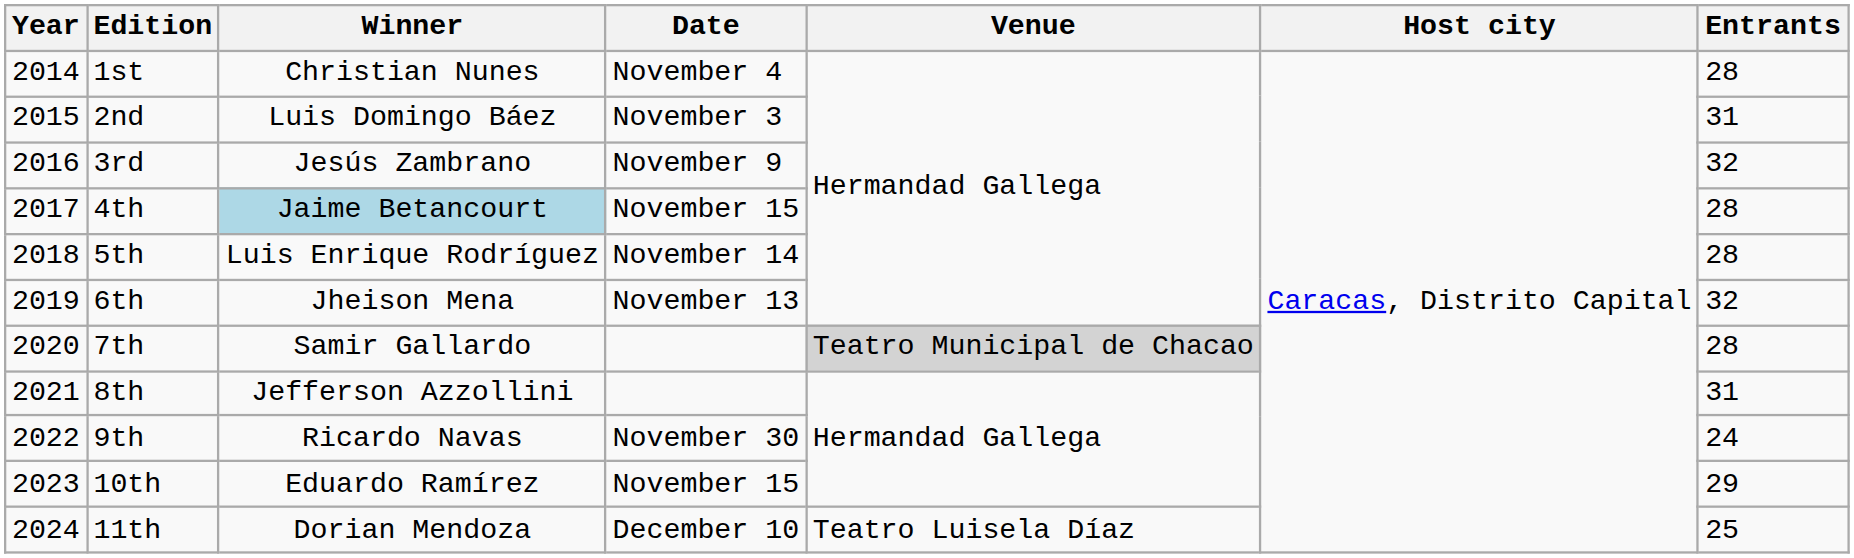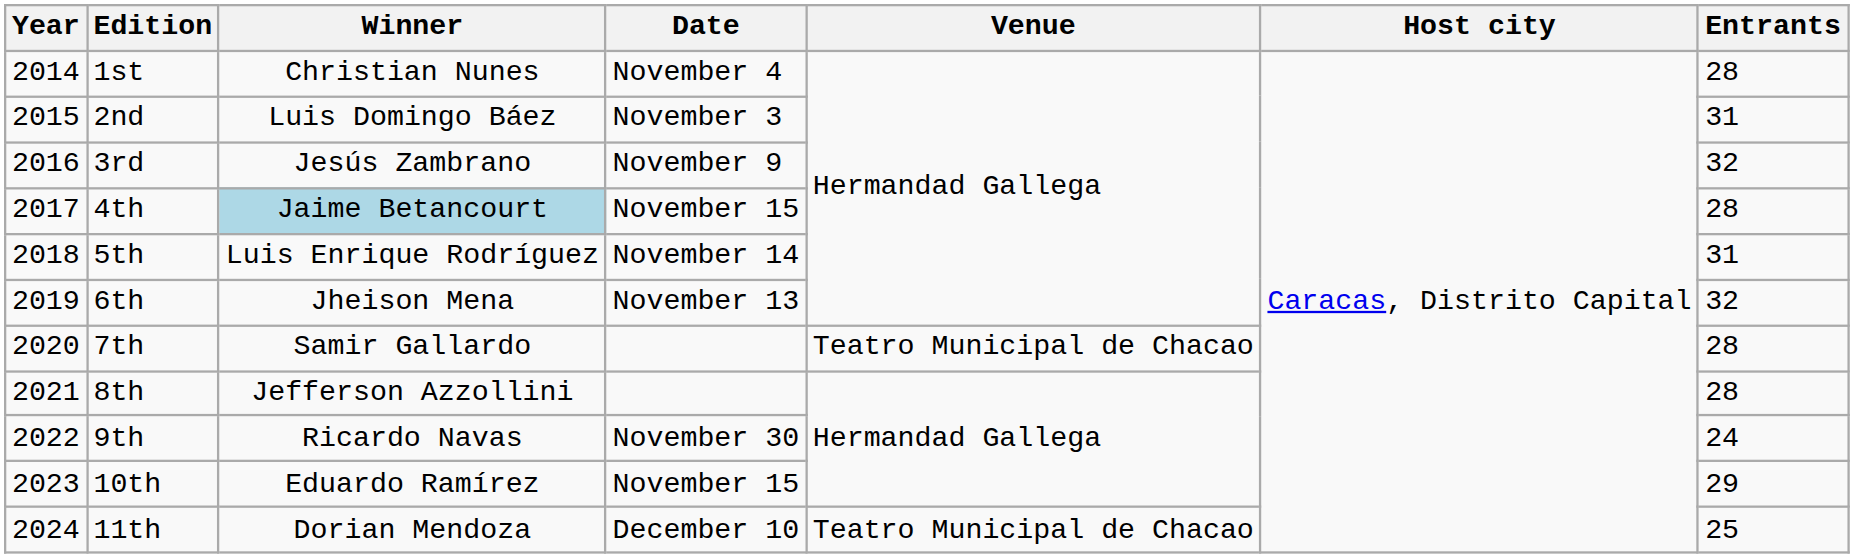(1722, 257) 28 -> (1722, 257) 31
(1033, 348) lightgrey background -> (1033, 348) no background
(1722, 394) 31 -> (1722, 394) 28
(974, 531) Teatro Luisela Díaz -> (1033, 531) Teatro Municipal de Chacao
